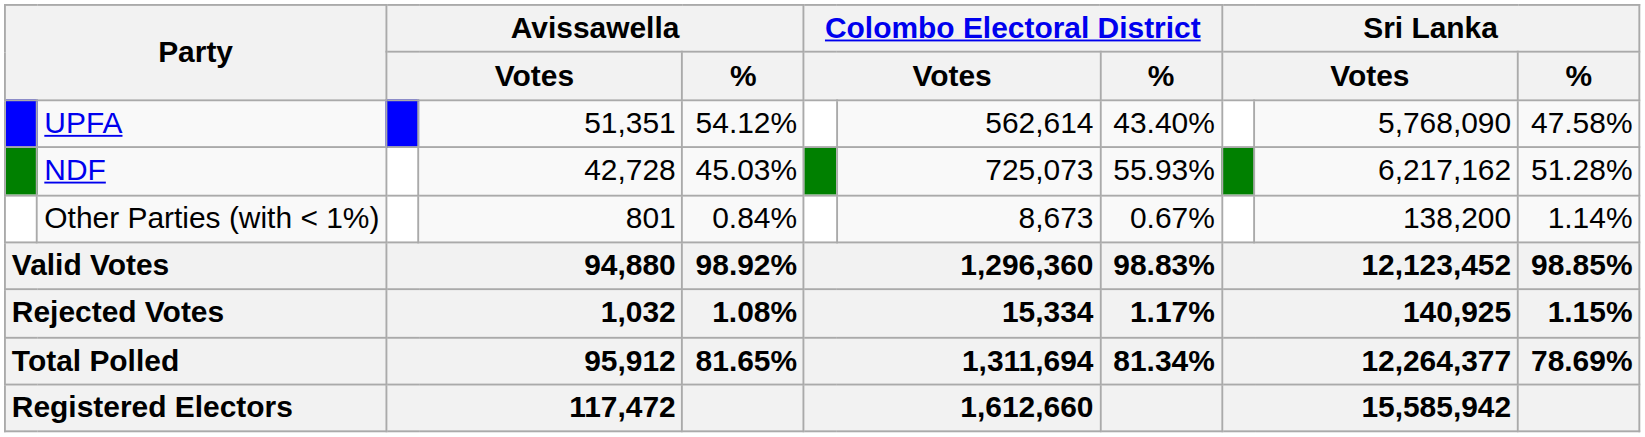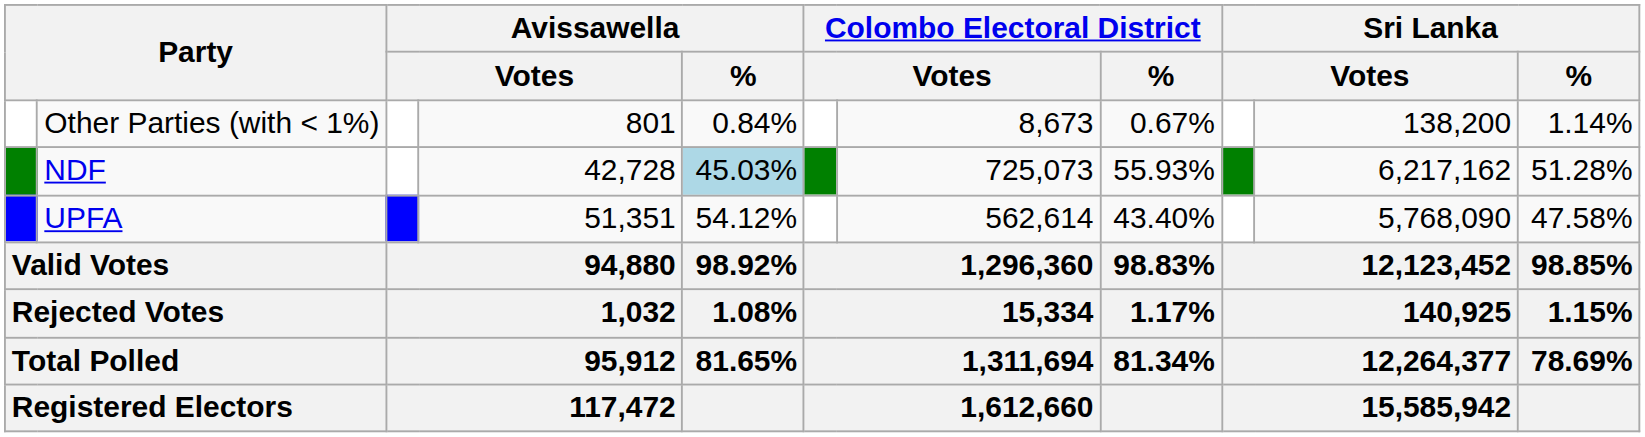rows swapped: (83, 123) <-> (212, 218)
(746, 170) no background -> (746, 170) lightblue background
